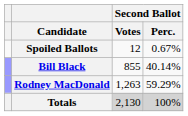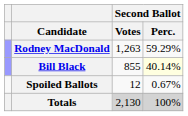rows swapped: (62, 84) <-> (62, 48)
(163, 66) no background -> (163, 66) lightyellow background
